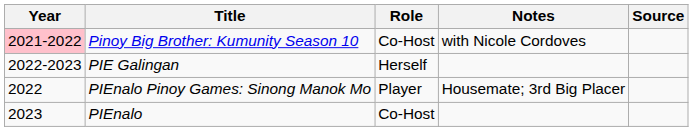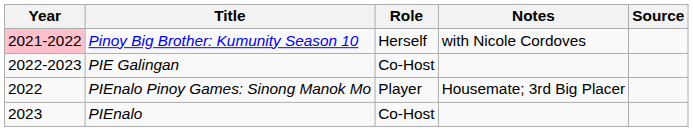(406, 41) Co-Host -> (403, 41) Herself
(403, 65) Herself -> (406, 65) Co-Host
